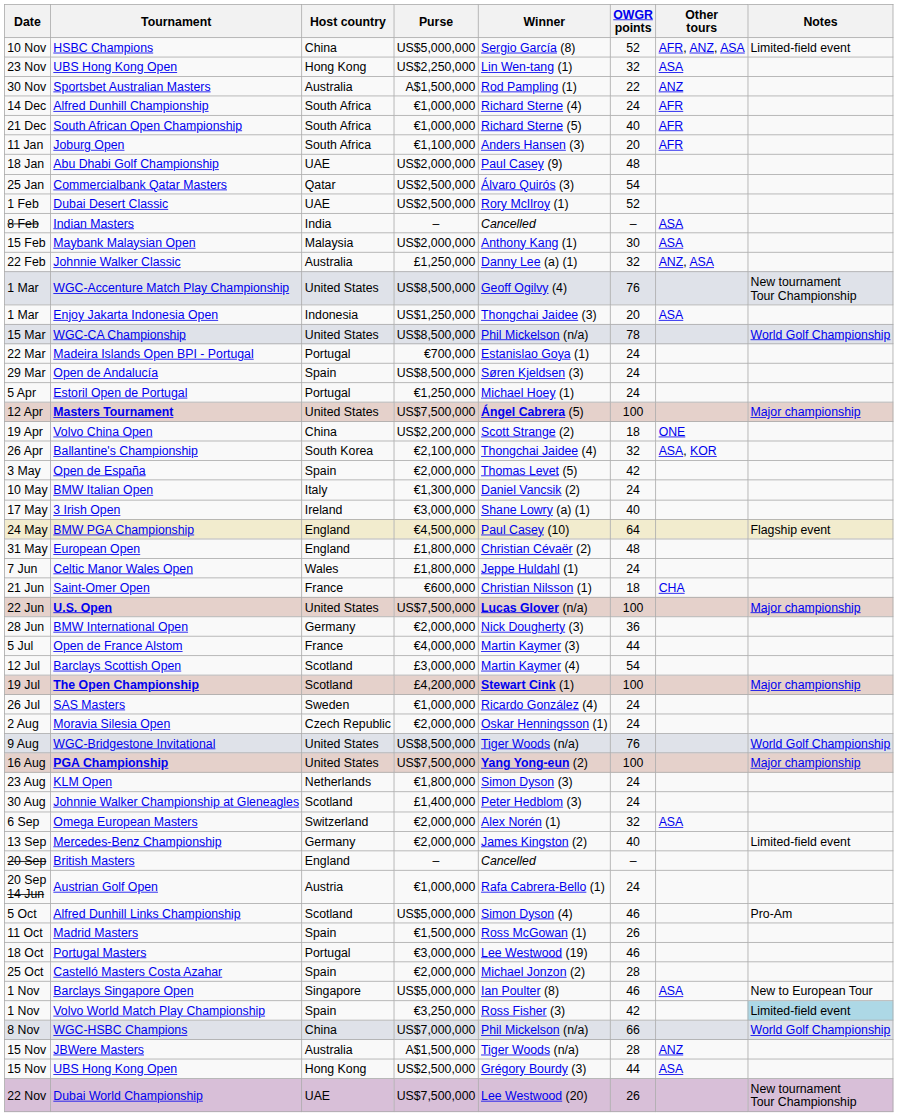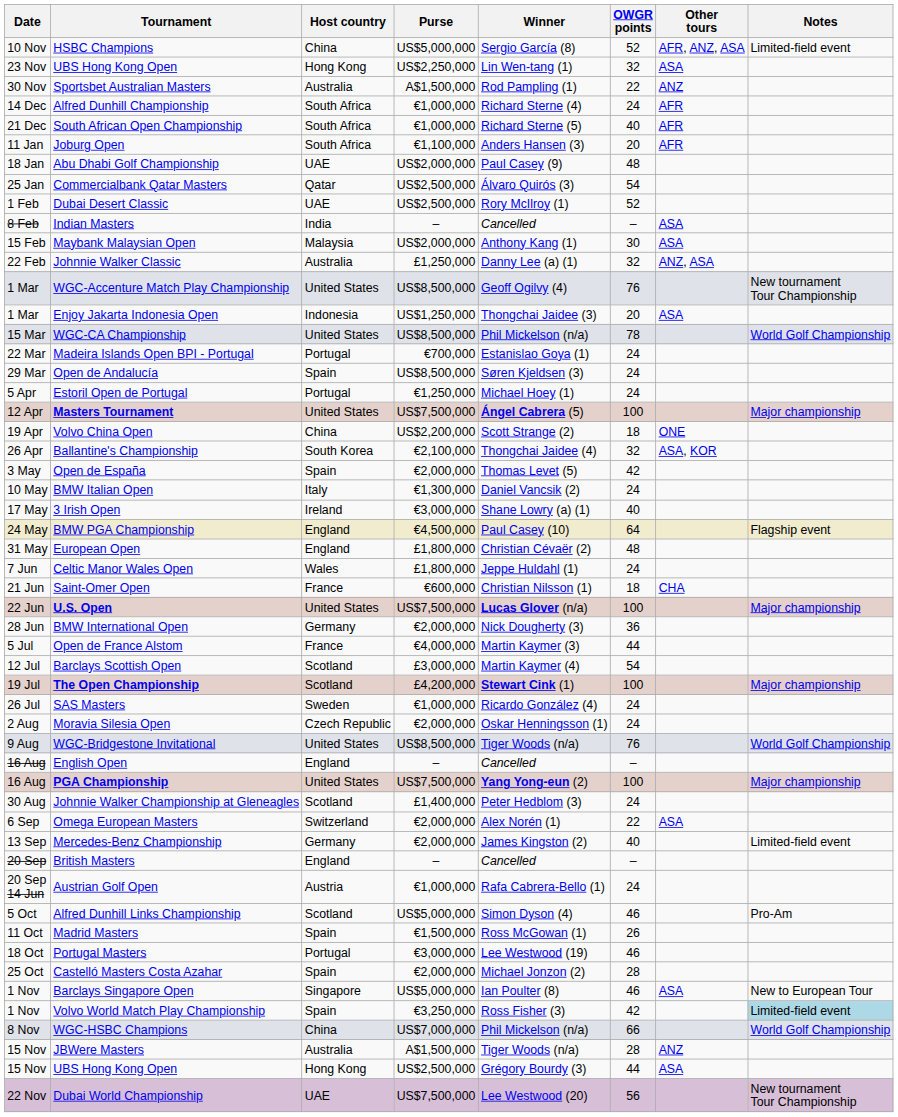+ row: (26, 763)
- row: (26, 783)
(633, 822) 32 -> (633, 822) 22
(633, 1096) 26 -> (633, 1096) 56
